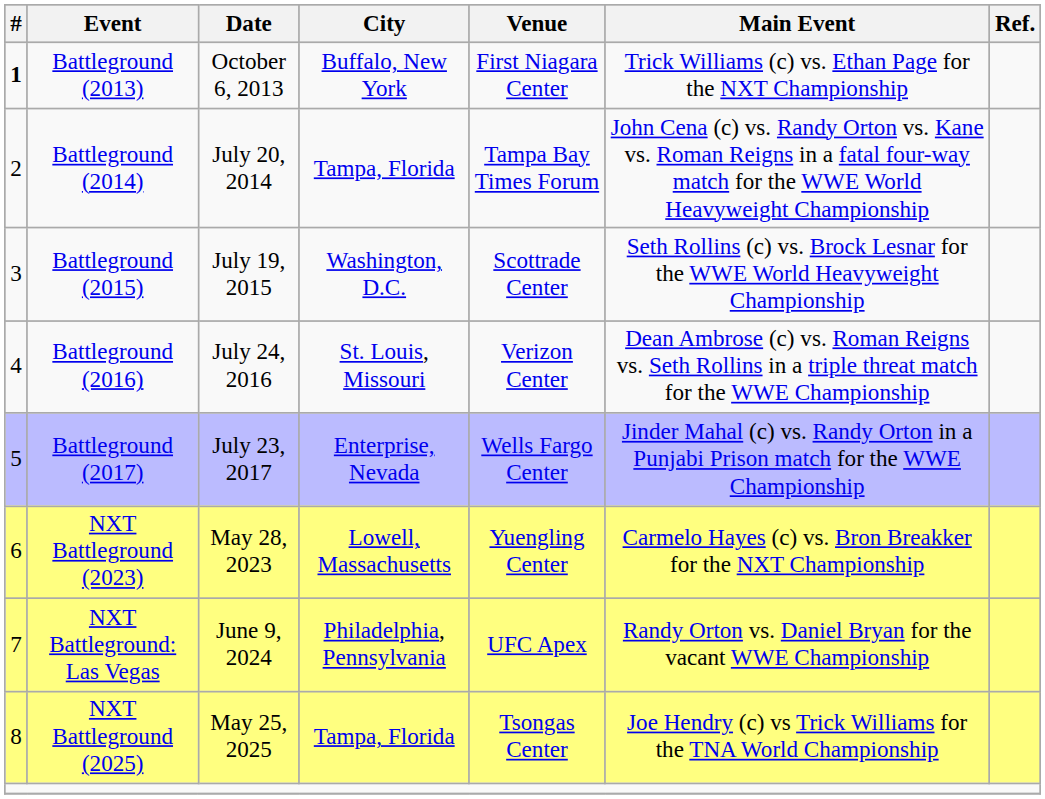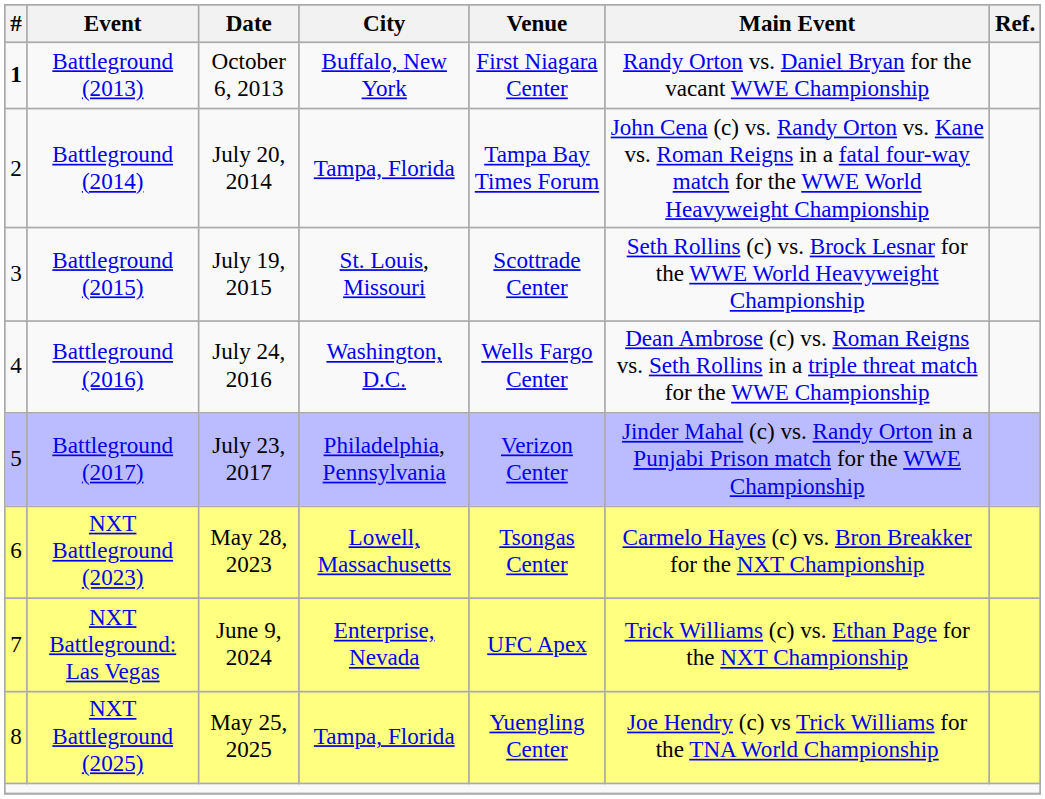(797, 74) Trick Williams (c) vs. Ethan Page for the NXT Championship -> (797, 74) Randy Orton vs. Daniel Bryan for the vacant WWE Championship
(384, 273) Washington, D.C. -> (384, 273) St. Louis, Missouri
(384, 366) St. Louis, Missouri -> (384, 366) Washington, D.C.
(537, 366) Verizon Center -> (537, 366) Wells Fargo Center
(384, 458) Enterprise, Nevada -> (384, 458) Philadelphia, Pennsylvania
(537, 458) Wells Fargo Center -> (537, 458) Verizon Center
(537, 551) Yuengling Center -> (537, 551) Tsongas Center
(384, 643) Philadelphia, Pennsylvania -> (384, 643) Enterprise, Nevada
(797, 643) Randy Orton vs. Daniel Bryan for the vacant WWE Championship -> (797, 643) Trick Williams (c) vs. Ethan Page for the NXT Championship
(537, 736) Tsongas Center -> (537, 736) Yuengling Center
